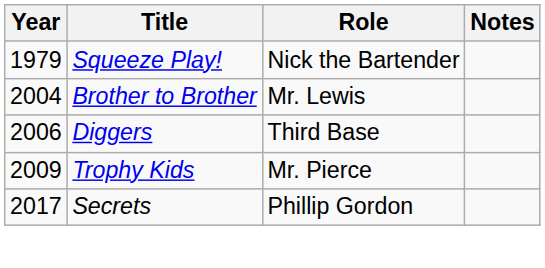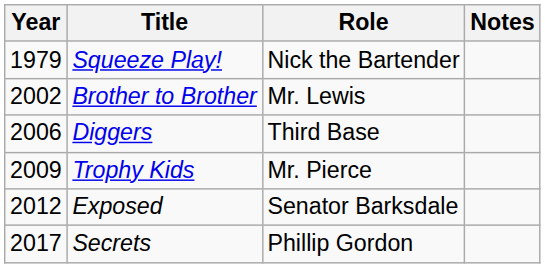(36, 96) 2004 -> (36, 96) 2002
+ row: (118, 206)
